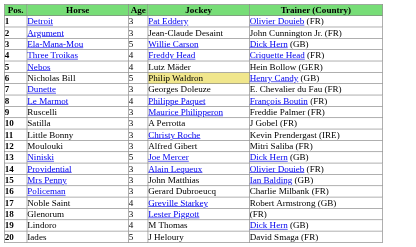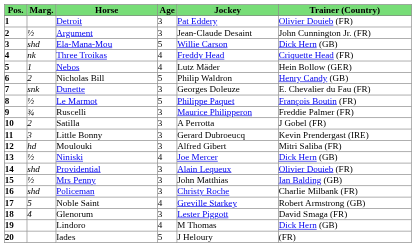+ column: (41, 10)
(176, 78) khaki background -> (205, 78) no background
(131, 100) 4 -> (160, 100) 5
(174, 134) Christy Roche -> (211, 134) Gerard Dubroeucq
(131, 157) 5 -> (160, 157) 4
(182, 191) Gerard Dubroeucq -> (203, 191) Christy Roche
(258, 214) (FR) -> (313, 214) David Smaga (FR)
(284, 236) David Smaga (FR) -> (287, 236) (FR)
